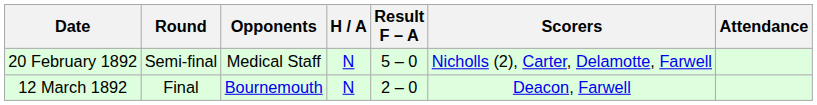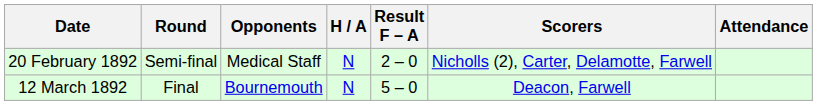(399, 61) 5 – 0 -> (399, 61) 2 – 0
(399, 87) 2 – 0 -> (399, 87) 5 – 0
